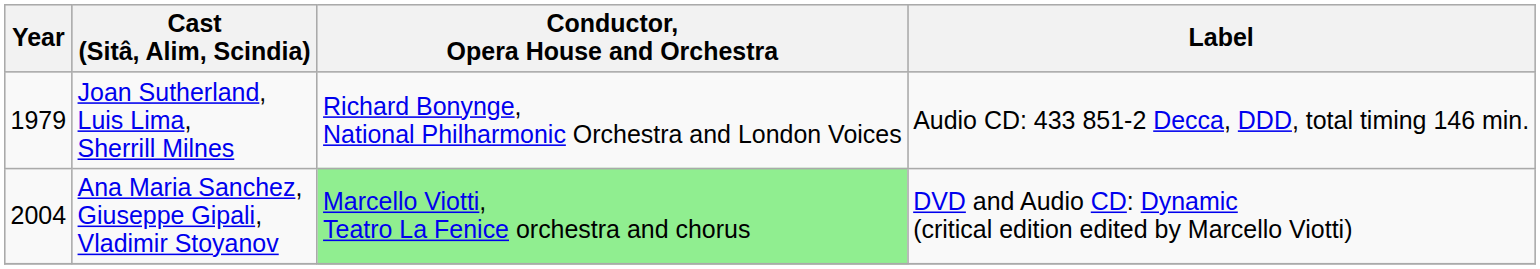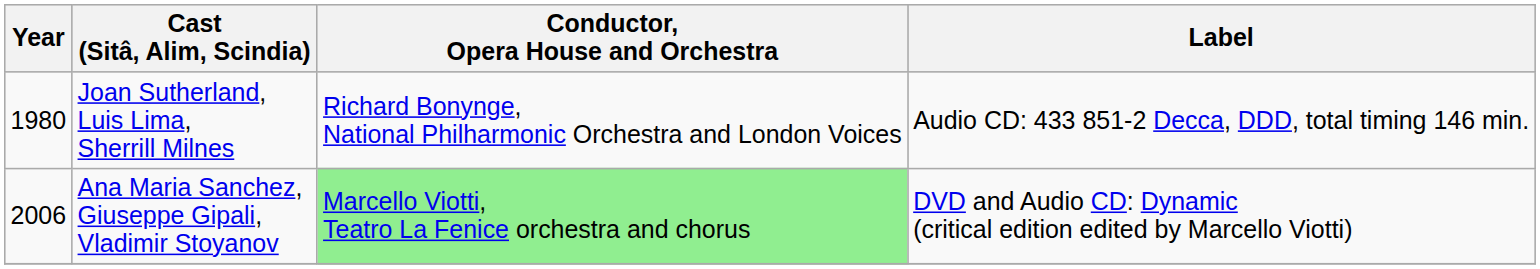(38, 120) 1979 -> (38, 120) 1980
(38, 215) 2004 -> (38, 215) 2006
